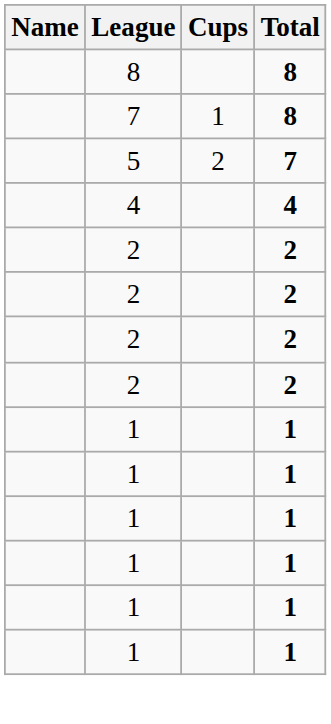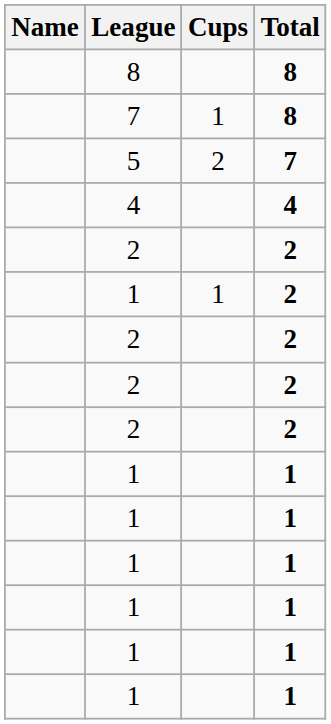+ row: (133, 294)
